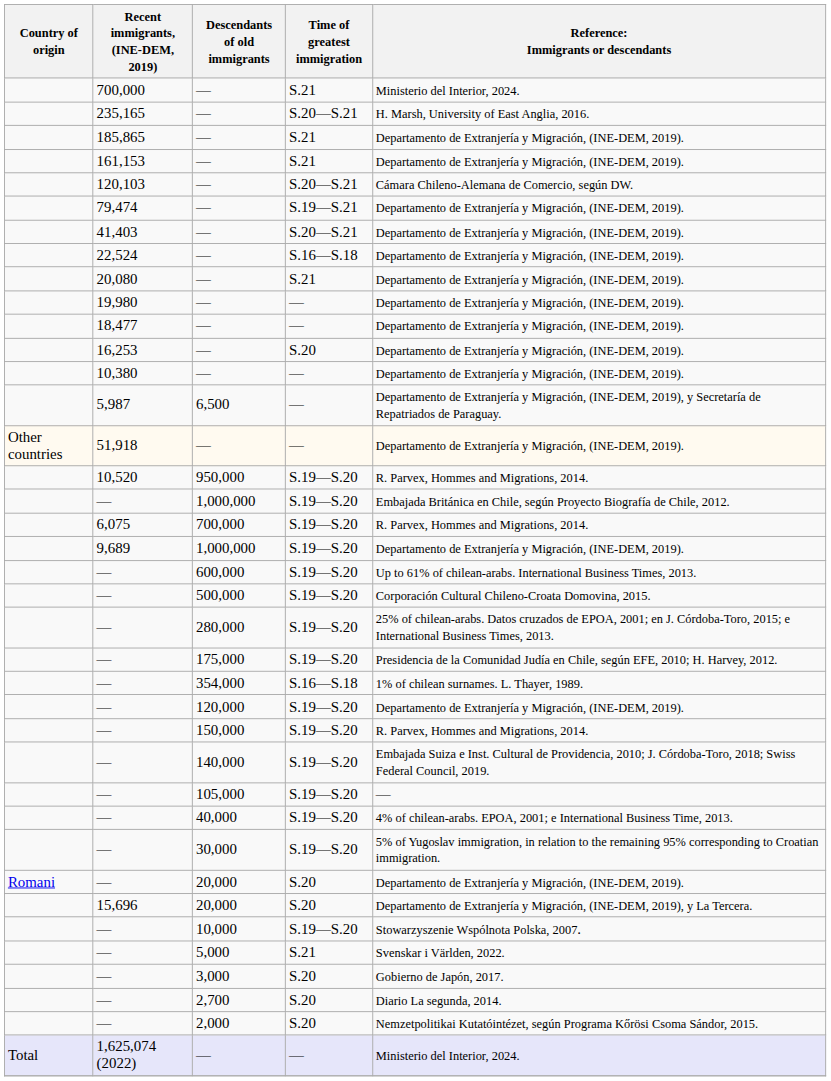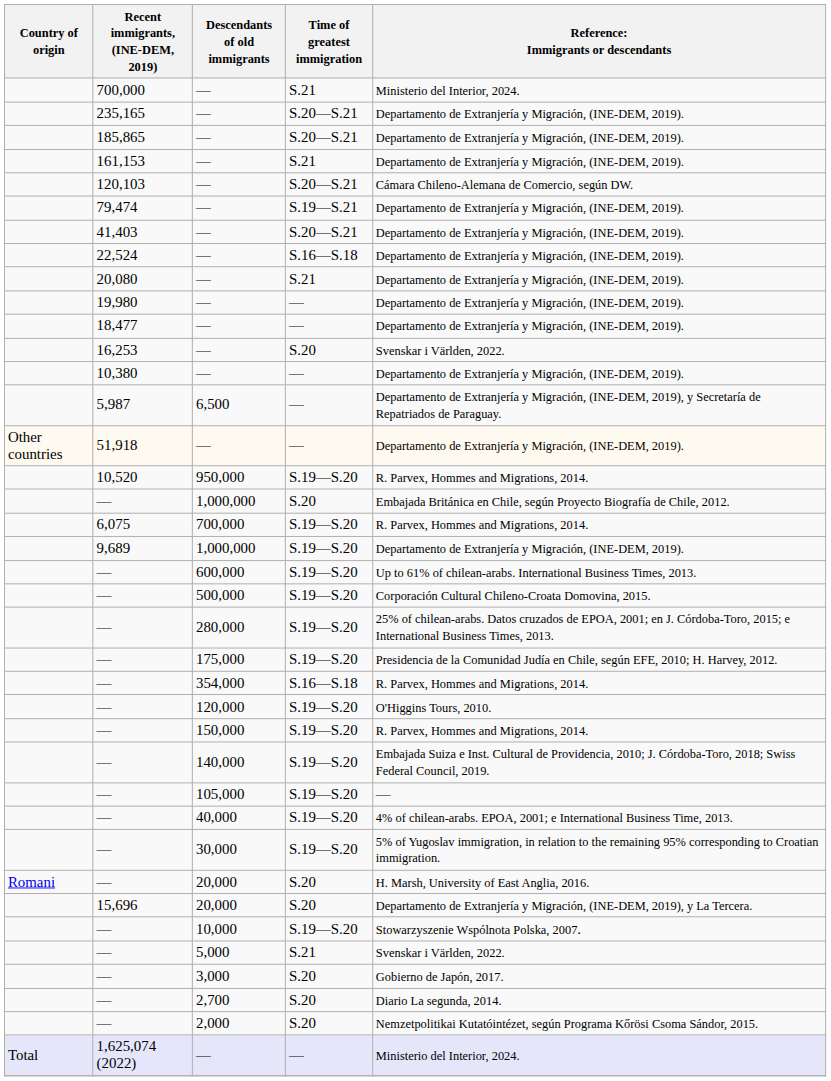(483, 114) H. Marsh, University of East Anglia, 2016. -> (530, 114) Departamento de Extranjería y Migración, (INE-DEM, 2019).
(302, 137) S.21 -> (323, 137) S.20—S.21
(530, 350) Departamento de Extranjería y Migración, (INE-DEM, 2019). -> (440, 350) Svenskar i Världen, 2022.
(323, 501) S.19—S.20 -> (302, 501) S.20
(479, 684) 1% of chilean surnames. L. Thayer, 1989. -> (482, 684) R. Parvex, Hommes and Migrations, 2014.
(530, 707) Departamento de Extranjería y Migración, (INE-DEM, 2019). -> (434, 707) O'Higgins Tours, 2010.
(530, 882) Departamento de Extranjería y Migración, (INE-DEM, 2019). -> (483, 882) H. Marsh, University of East Anglia, 2016.
